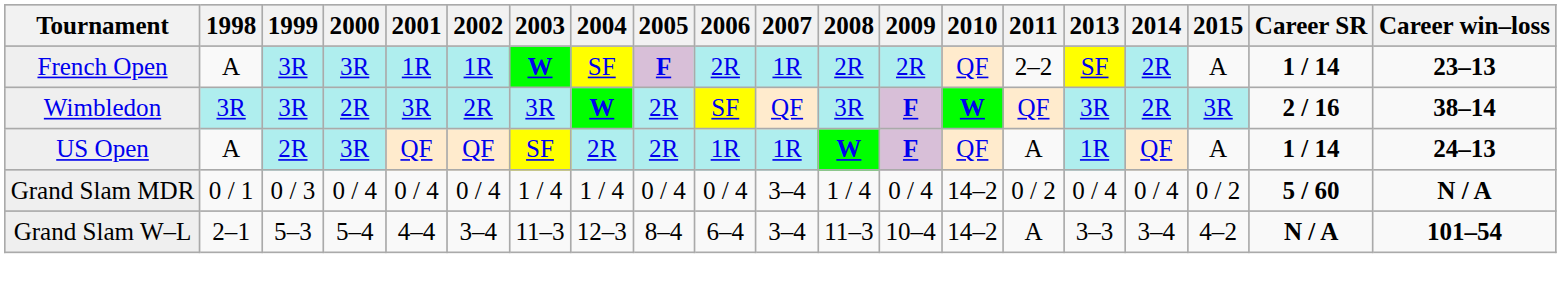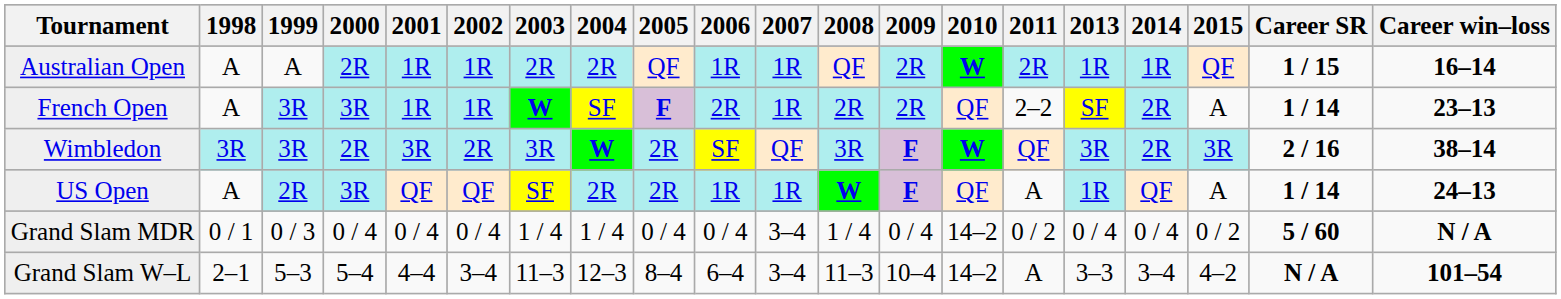+ row: (103, 66)
